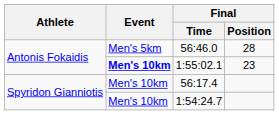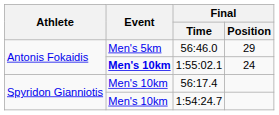(249, 49) 28 -> (249, 49) 29
(249, 66) 23 -> (249, 66) 24
